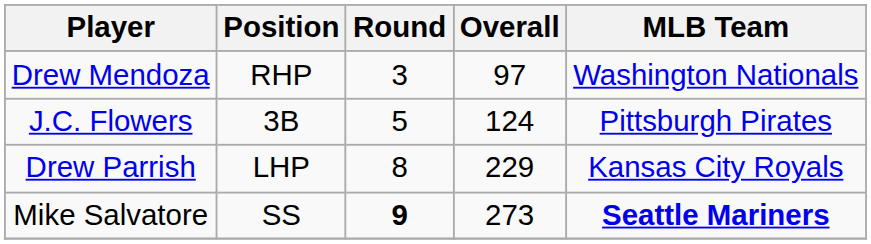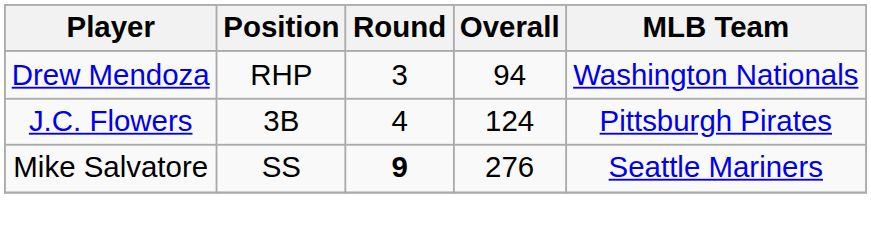(510, 74) 97 -> (510, 74) 94
(400, 121) 5 -> (400, 121) 4
- row: (111, 167)
(510, 214) 273 -> (510, 167) 276
(716, 214) bold -> (716, 167) normal
